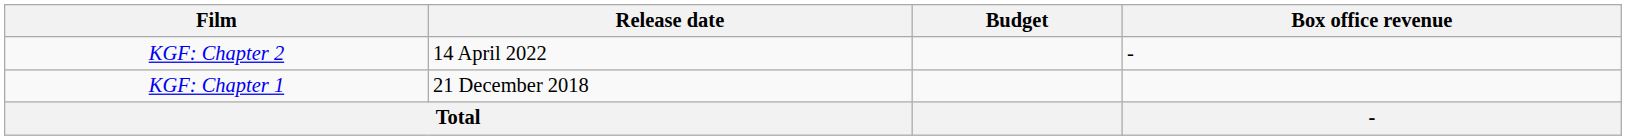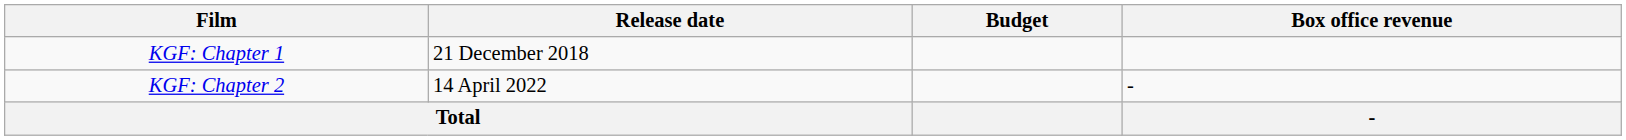rows swapped: (216, 85) <-> (216, 53)
